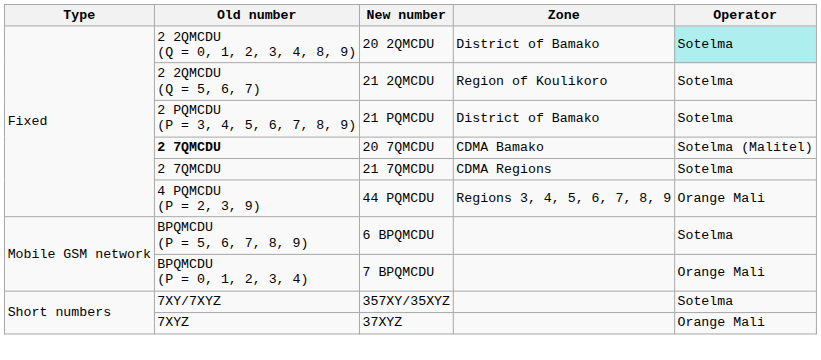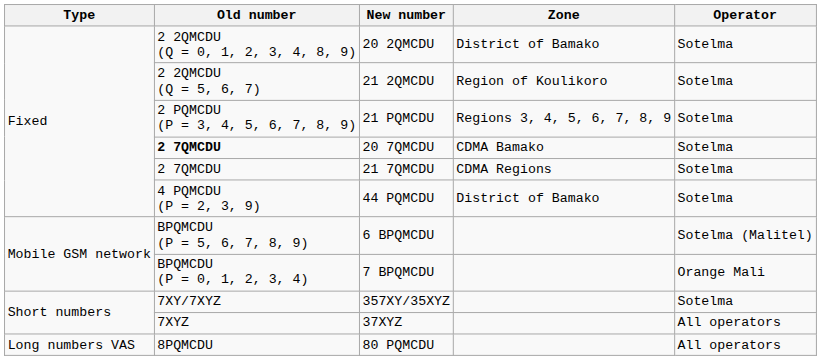(705, 45) paleturquoise background -> (705, 45) no background
(528, 118) District of Bamako -> (564, 118) Regions 3, 4, 5, 6, 7, 8, 9
(745, 148) Sotelma (Malitel) -> (705, 148) Sotelma
(564, 199) Regions 3, 4, 5, 6, 7, 8, 9 -> (528, 199) District of Bamako
(721, 199) Orange Mali -> (705, 199) Sotelma
(705, 235) Sotelma -> (745, 235) Sotelma (Malitel)
(721, 323) Orange Mali -> (729, 323) All operators
+ row: (398, 345)
